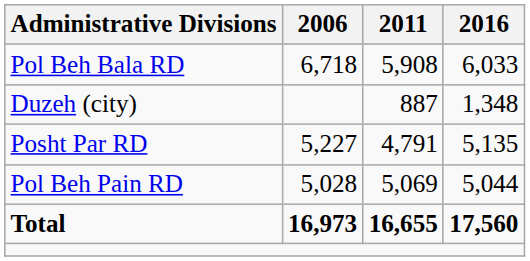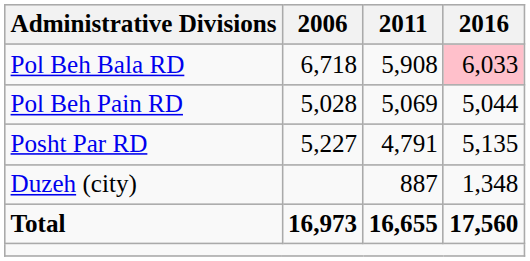(490, 64) no background -> (490, 64) pink background
rows swapped: (97, 183) <-> (74, 104)
